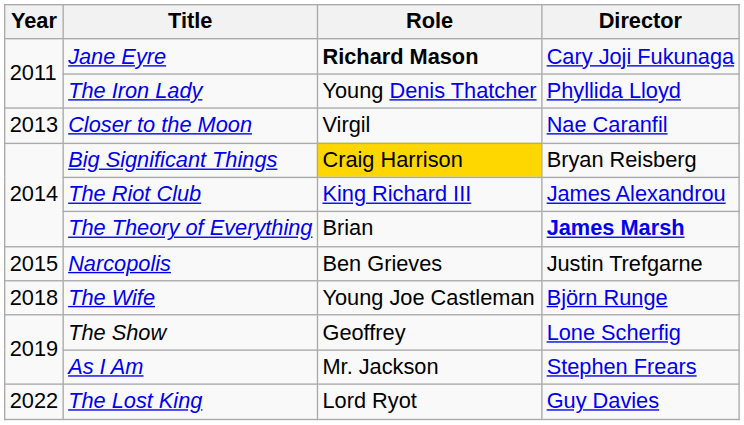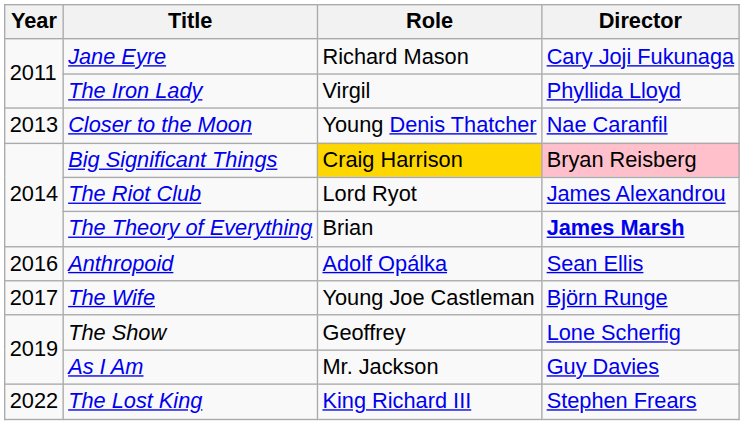(400, 56) bold -> (396, 56) normal
(430, 90) Young Denis Thatcher -> (346, 90) Virgil
(346, 125) Virgil -> (430, 125) Young Denis Thatcher
(622, 159) no background -> (622, 159) pink background
(397, 194) King Richard III -> (370, 194) Lord Ryot
- row: (120, 263)
+ row: (121, 263)
(34, 297) 2018 -> (34, 297) 2017
(622, 366) Stephen Frears -> (603, 366) Guy Davies
(370, 401) Lord Ryot -> (397, 401) King Richard III
(603, 401) Guy Davies -> (622, 401) Stephen Frears
